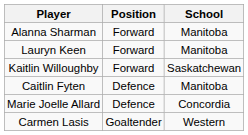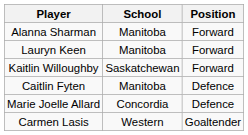columns swapped: (134, 14) <-> (204, 14)
